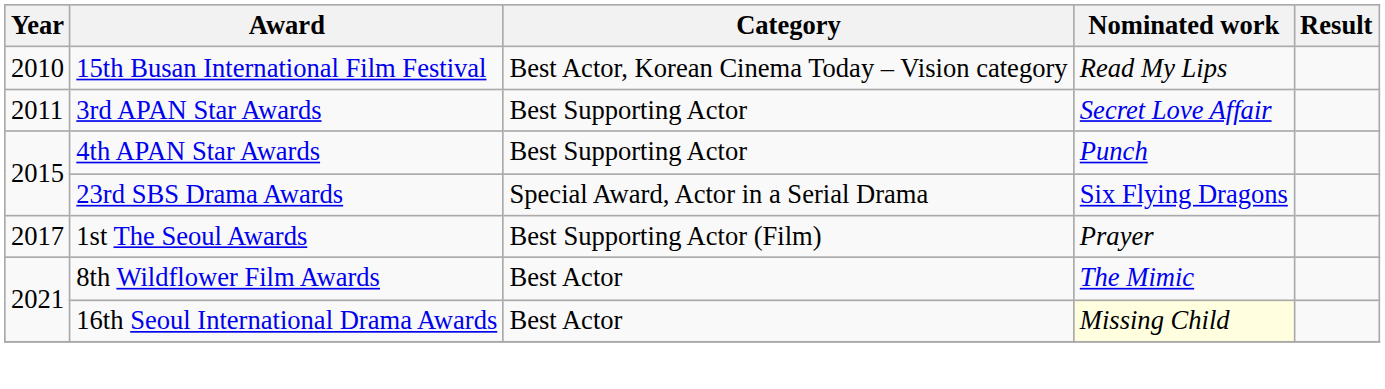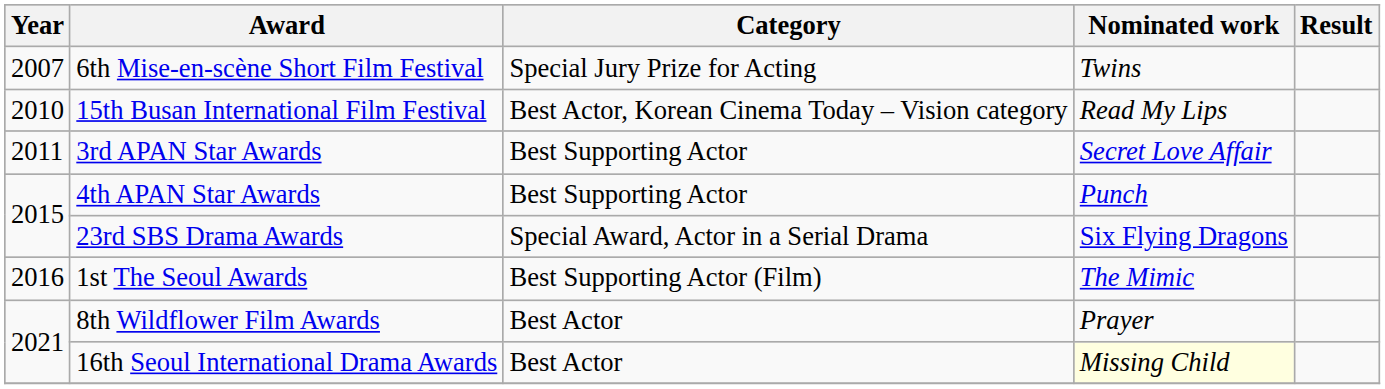+ row: (280, 67)
(38, 236) 2017 -> (38, 278) 2016
(1117, 236) Prayer -> (1137, 278) The Mimic
(1137, 278) The Mimic -> (1117, 320) Prayer
